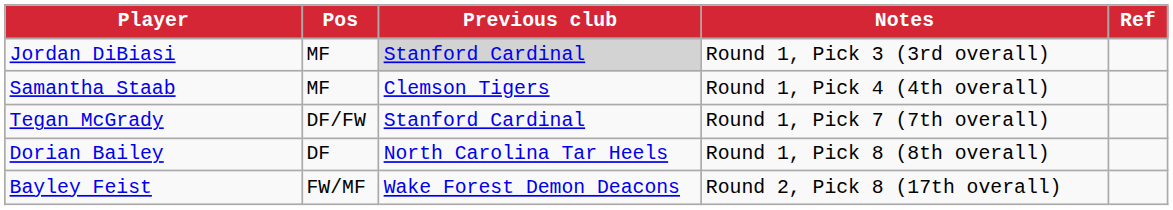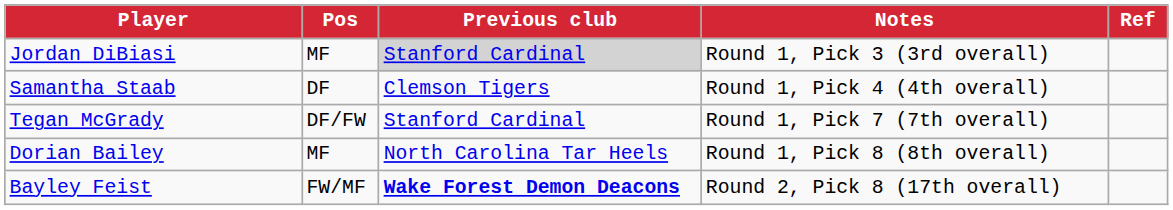(318, 88) MF -> (318, 88) DF
(318, 154) DF -> (318, 154) MF
(532, 187) normal -> (532, 187) bold
